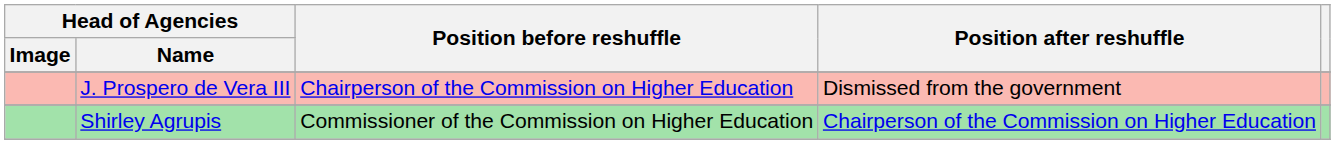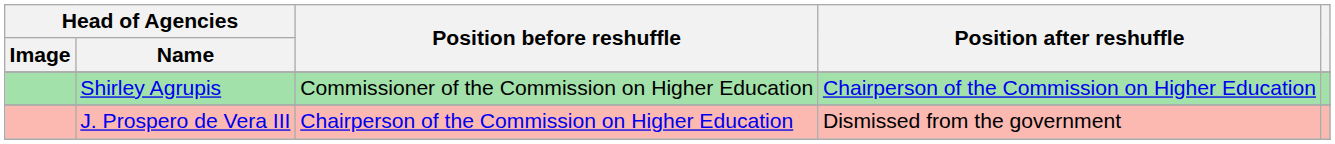rows swapped: (151, 121) <-> (185, 88)
